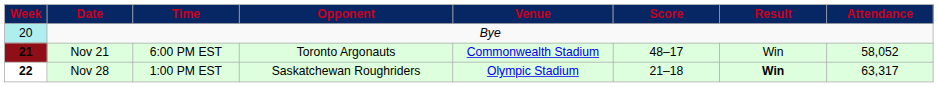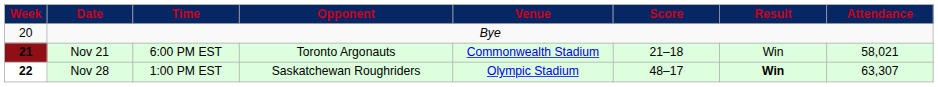(26, 33) paleturquoise background -> (26, 33) no background
(666, 52) 48–17 -> (666, 52) 21–18
(880, 52) 58,052 -> (880, 52) 58,021
(666, 71) 21–18 -> (666, 71) 48–17
(880, 71) 63,317 -> (880, 71) 63,307
